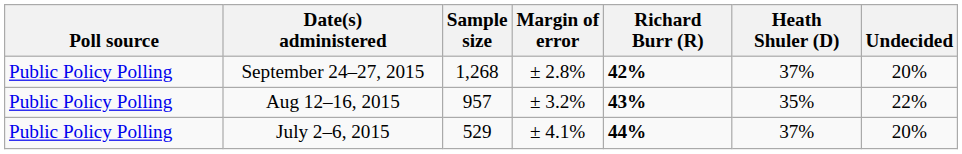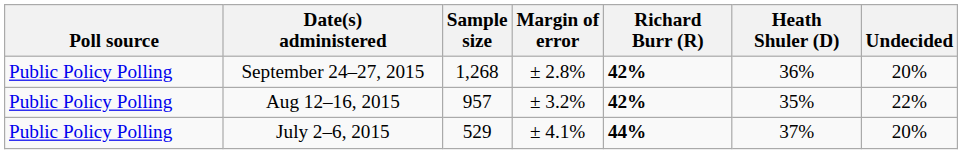(797, 71) 37% -> (797, 71) 36%
(627, 102) 43% -> (627, 102) 42%
